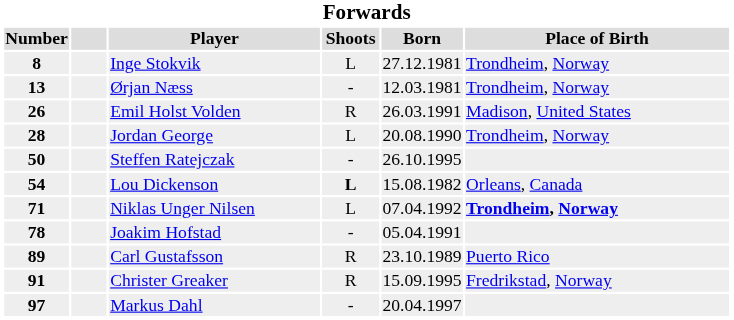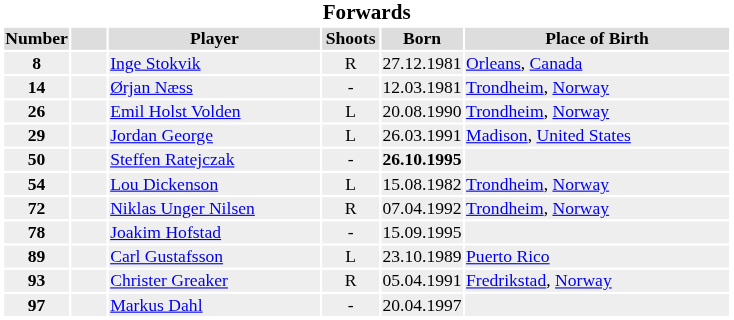(351, 62) L -> (351, 62) R
(538, 62) Trondheim, Norway -> (524, 62) Orleans, Canada
(37, 87) 13 -> (37, 87) 14
(351, 111) R -> (351, 111) L
(422, 111) 26.03.1991 -> (422, 111) 20.08.1990
(548, 111) Madison, United States -> (538, 111) Trondheim, Norway
(37, 135) 28 -> (37, 135) 29
(422, 135) 20.08.1990 -> (422, 135) 26.03.1991
(538, 135) Trondheim, Norway -> (548, 135) Madison, United States
(422, 159) normal -> (422, 159) bold
(351, 183) bold -> (351, 183) normal
(524, 183) Orleans, Canada -> (538, 183) Trondheim, Norway
(37, 208) 71 -> (37, 208) 72
(351, 208) L -> (351, 208) R
(542, 208) bold -> (538, 208) normal
(422, 232) 05.04.1991 -> (422, 232) 15.09.1995
(351, 256) R -> (351, 256) L
(37, 280) 91 -> (37, 280) 93
(422, 280) 15.09.1995 -> (422, 280) 05.04.1991
